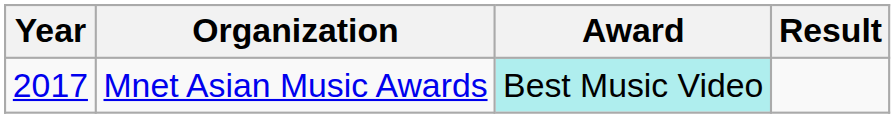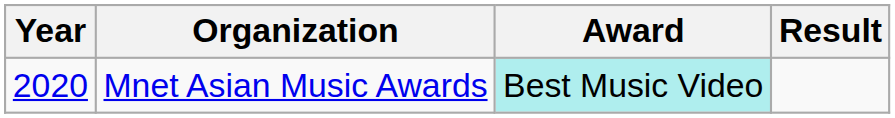(50, 84) 2017 -> (50, 84) 2020
